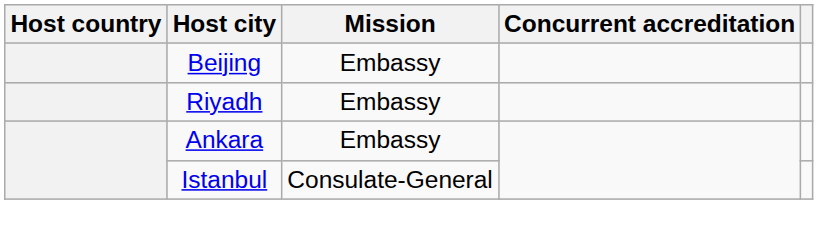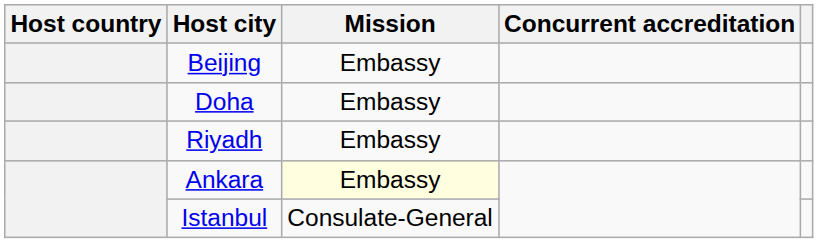+ row: (224, 101)
(390, 140) no background -> (390, 179) lightyellow background
